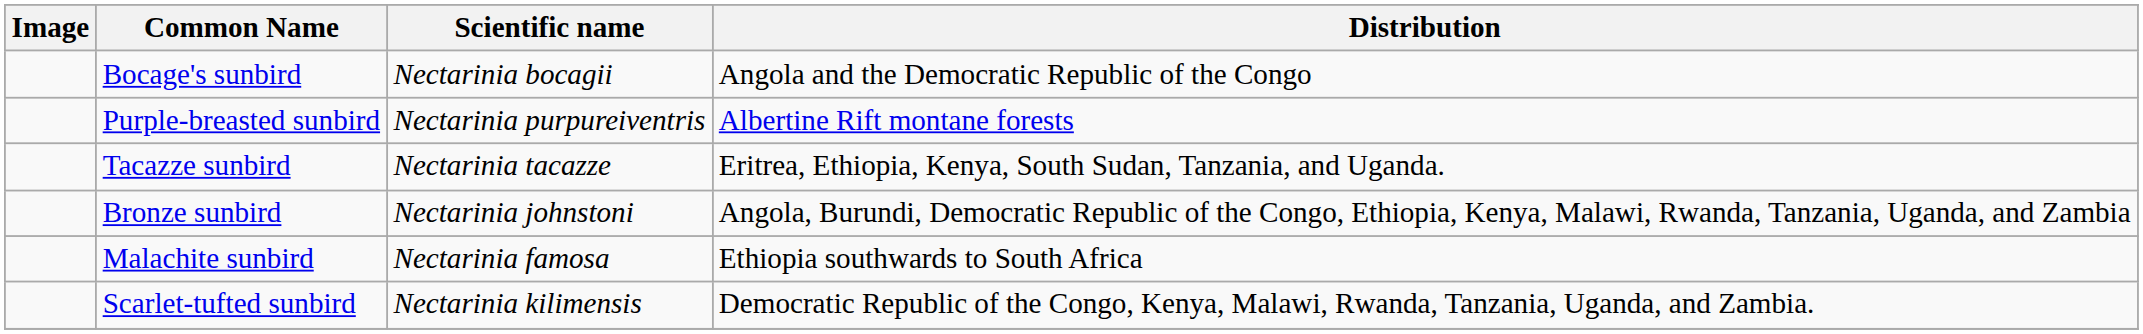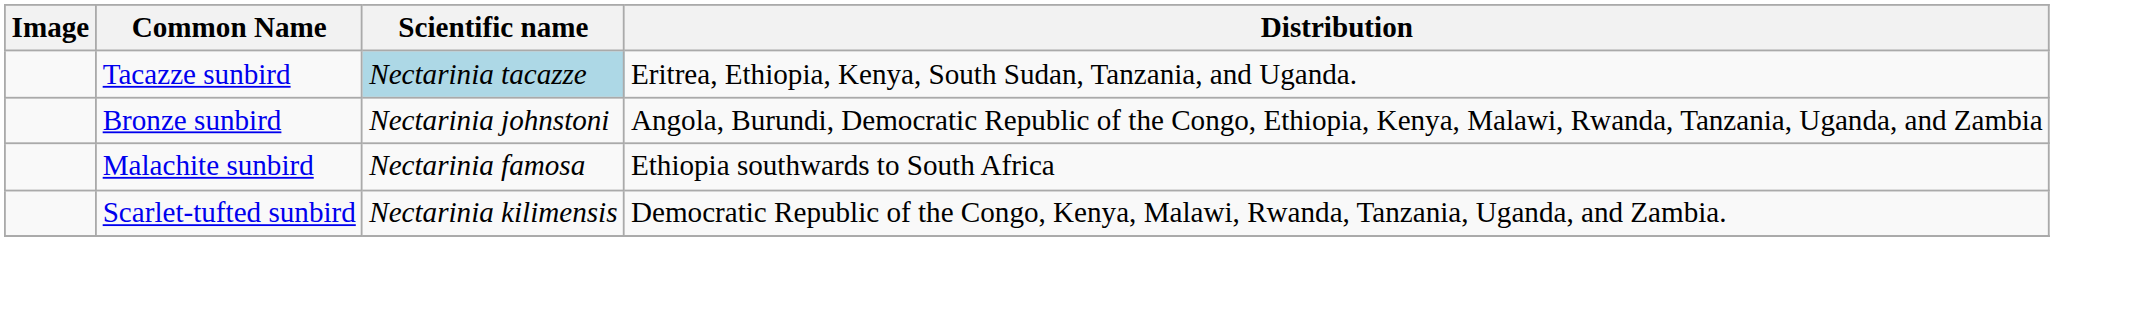- row: (202, 73)
- row: (241, 119)
(502, 166) no background -> (478, 73) lightblue background
